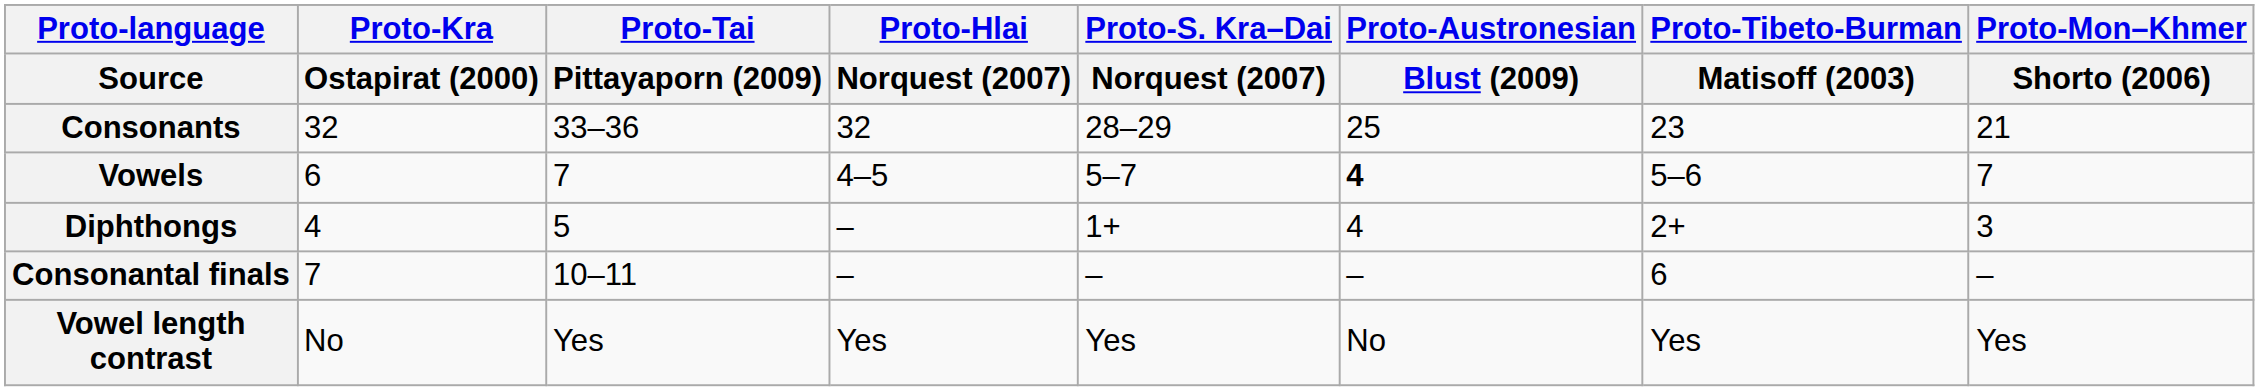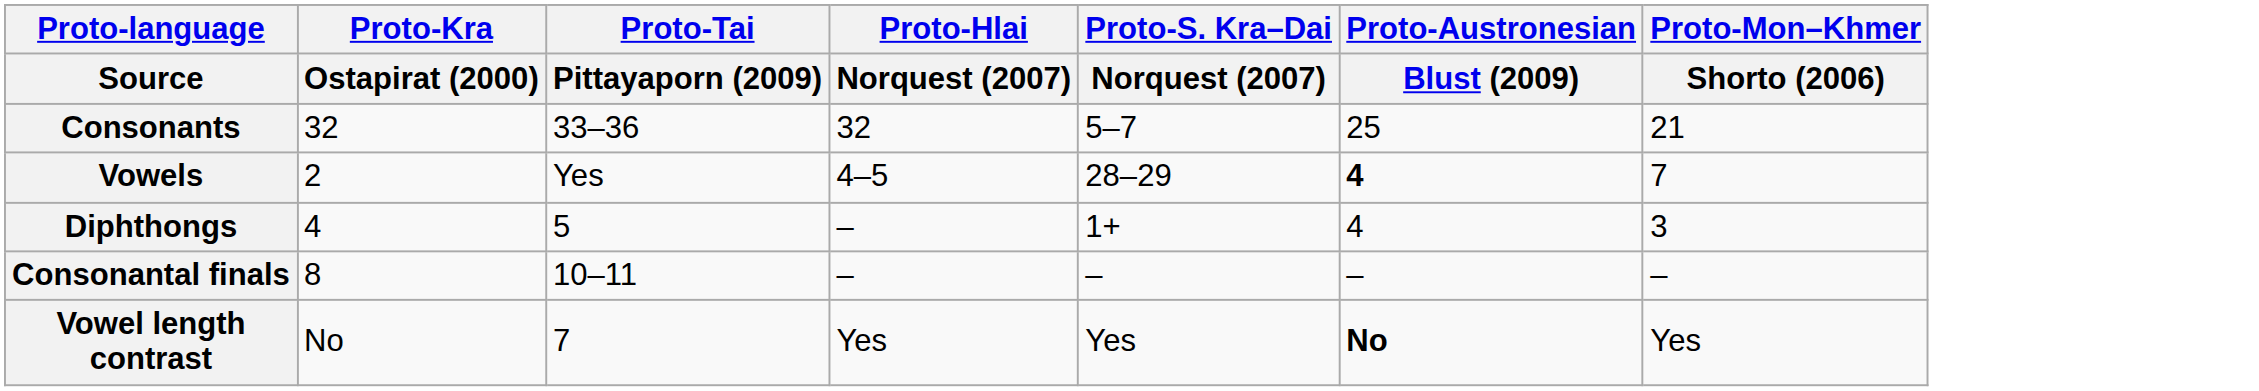- column: (1806, 78)
(1129, 127) 28–29 -> (1111, 127) 5–7
(313, 176) 6 -> (313, 176) 2
(562, 176) 7 -> (578, 176) Yes
(1111, 176) 5–7 -> (1129, 176) 28–29
(313, 275) 7 -> (313, 275) 8
(578, 341) Yes -> (562, 341) 7
(1366, 341) normal -> (1367, 341) bold
